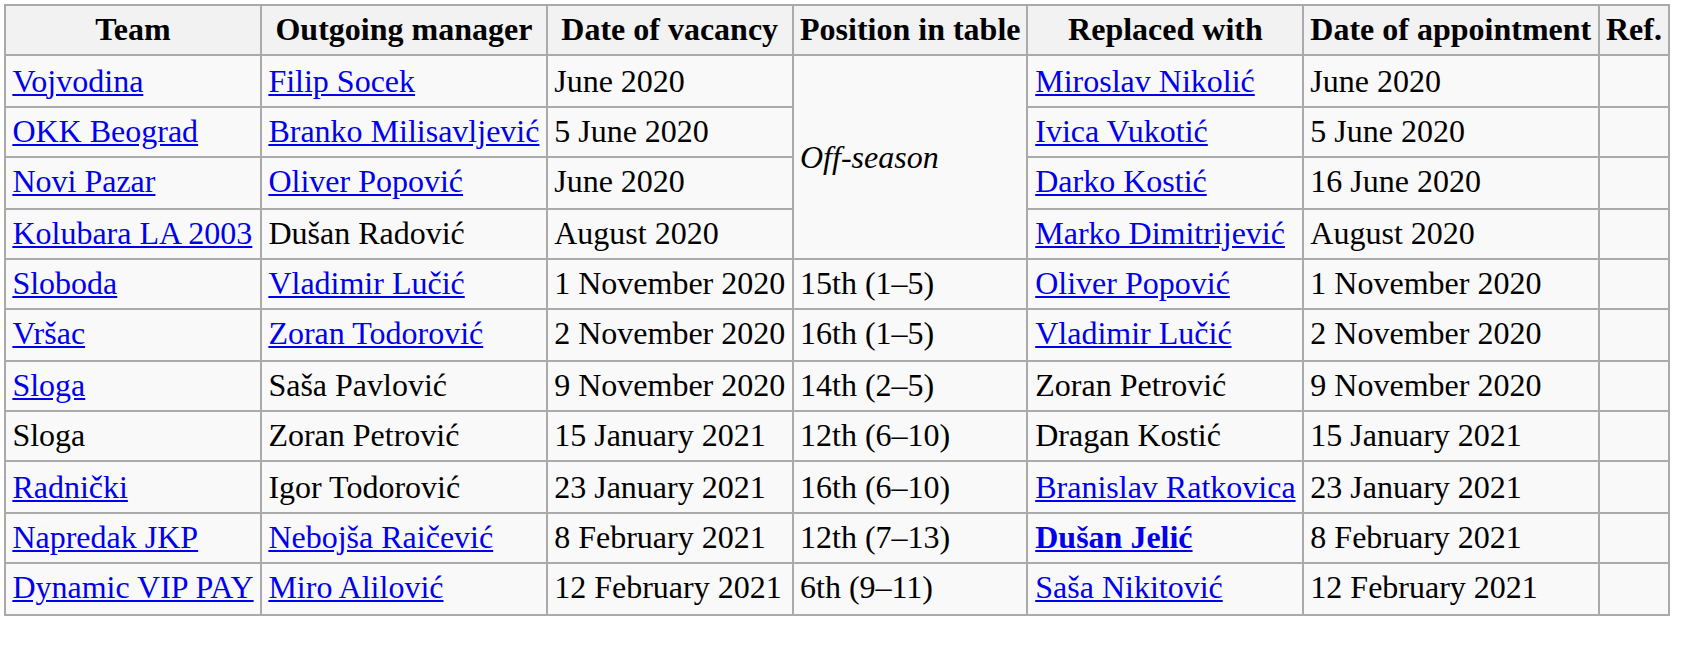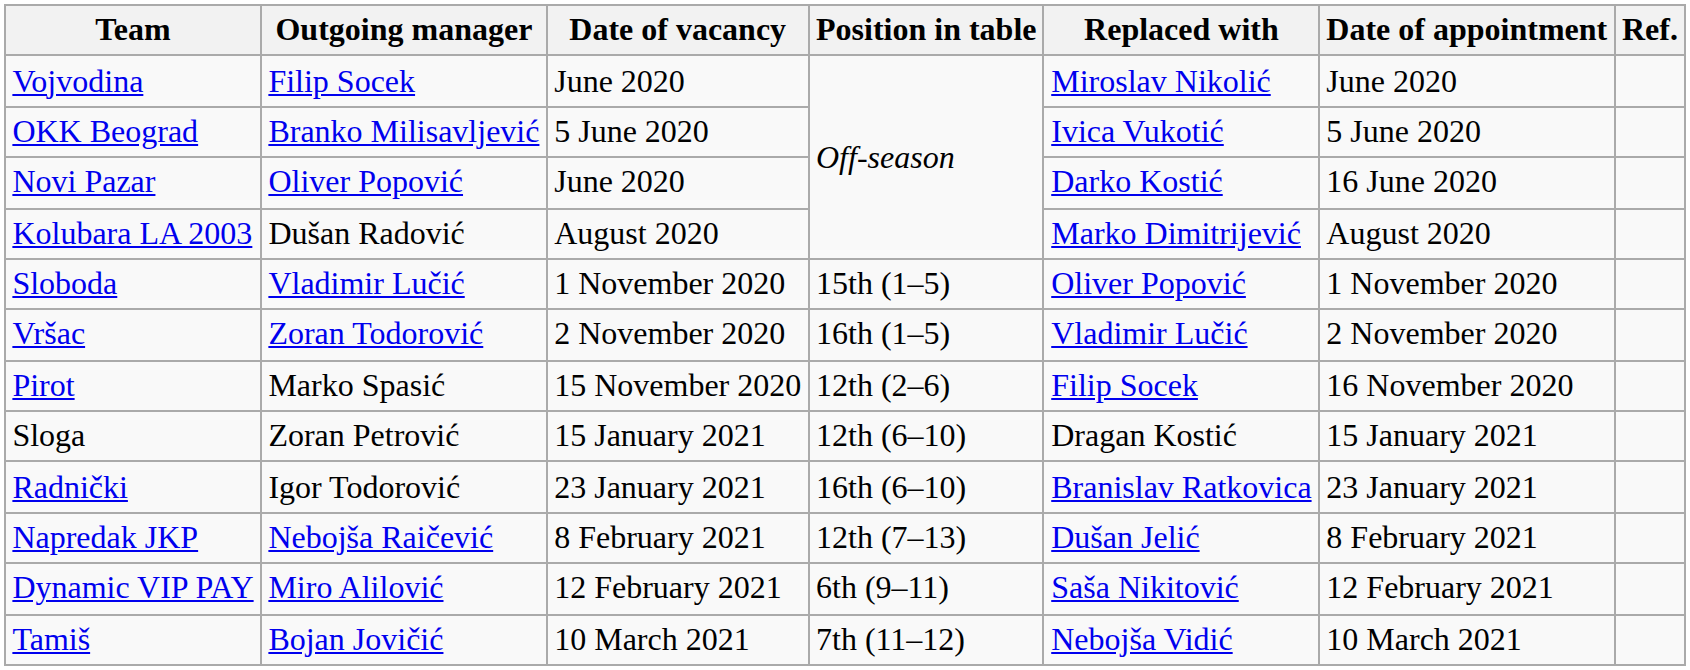- row: (358, 385)
+ row: (357, 385)
(1114, 537) bold -> (1125, 537) normal
+ row: (356, 638)
